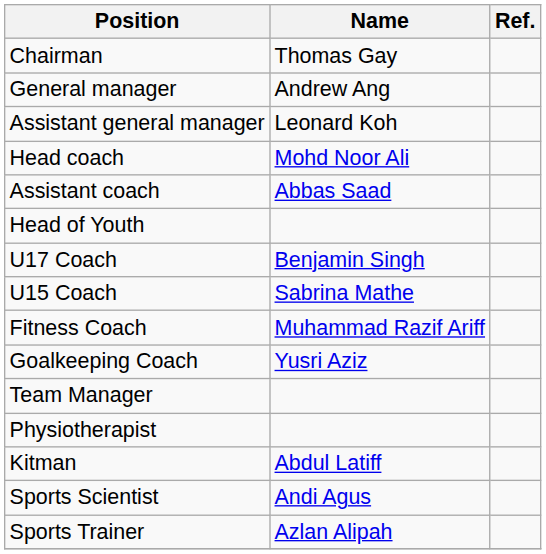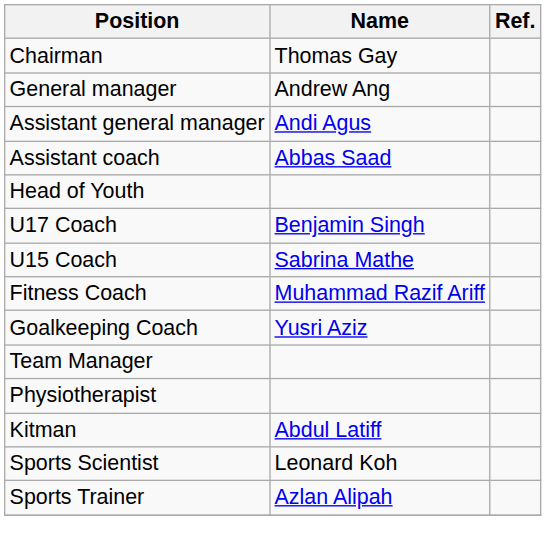(336, 123) Leonard Koh -> (323, 123) Andi Agus
- row: (67, 157)
(323, 497) Andi Agus -> (336, 463) Leonard Koh
